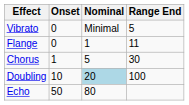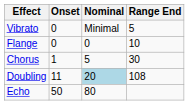(87, 44) 1 -> (87, 44) 0
(134, 44) 11 -> (134, 44) 10
(57, 76) 10 -> (56, 76) 11
(137, 76) 100 -> (137, 76) 108
